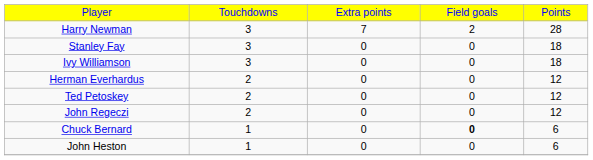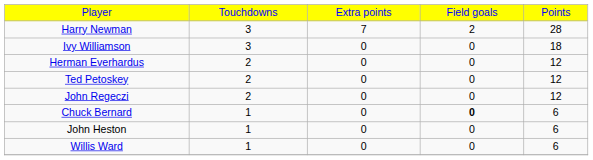- row: (97, 46)
+ row: (97, 146)
